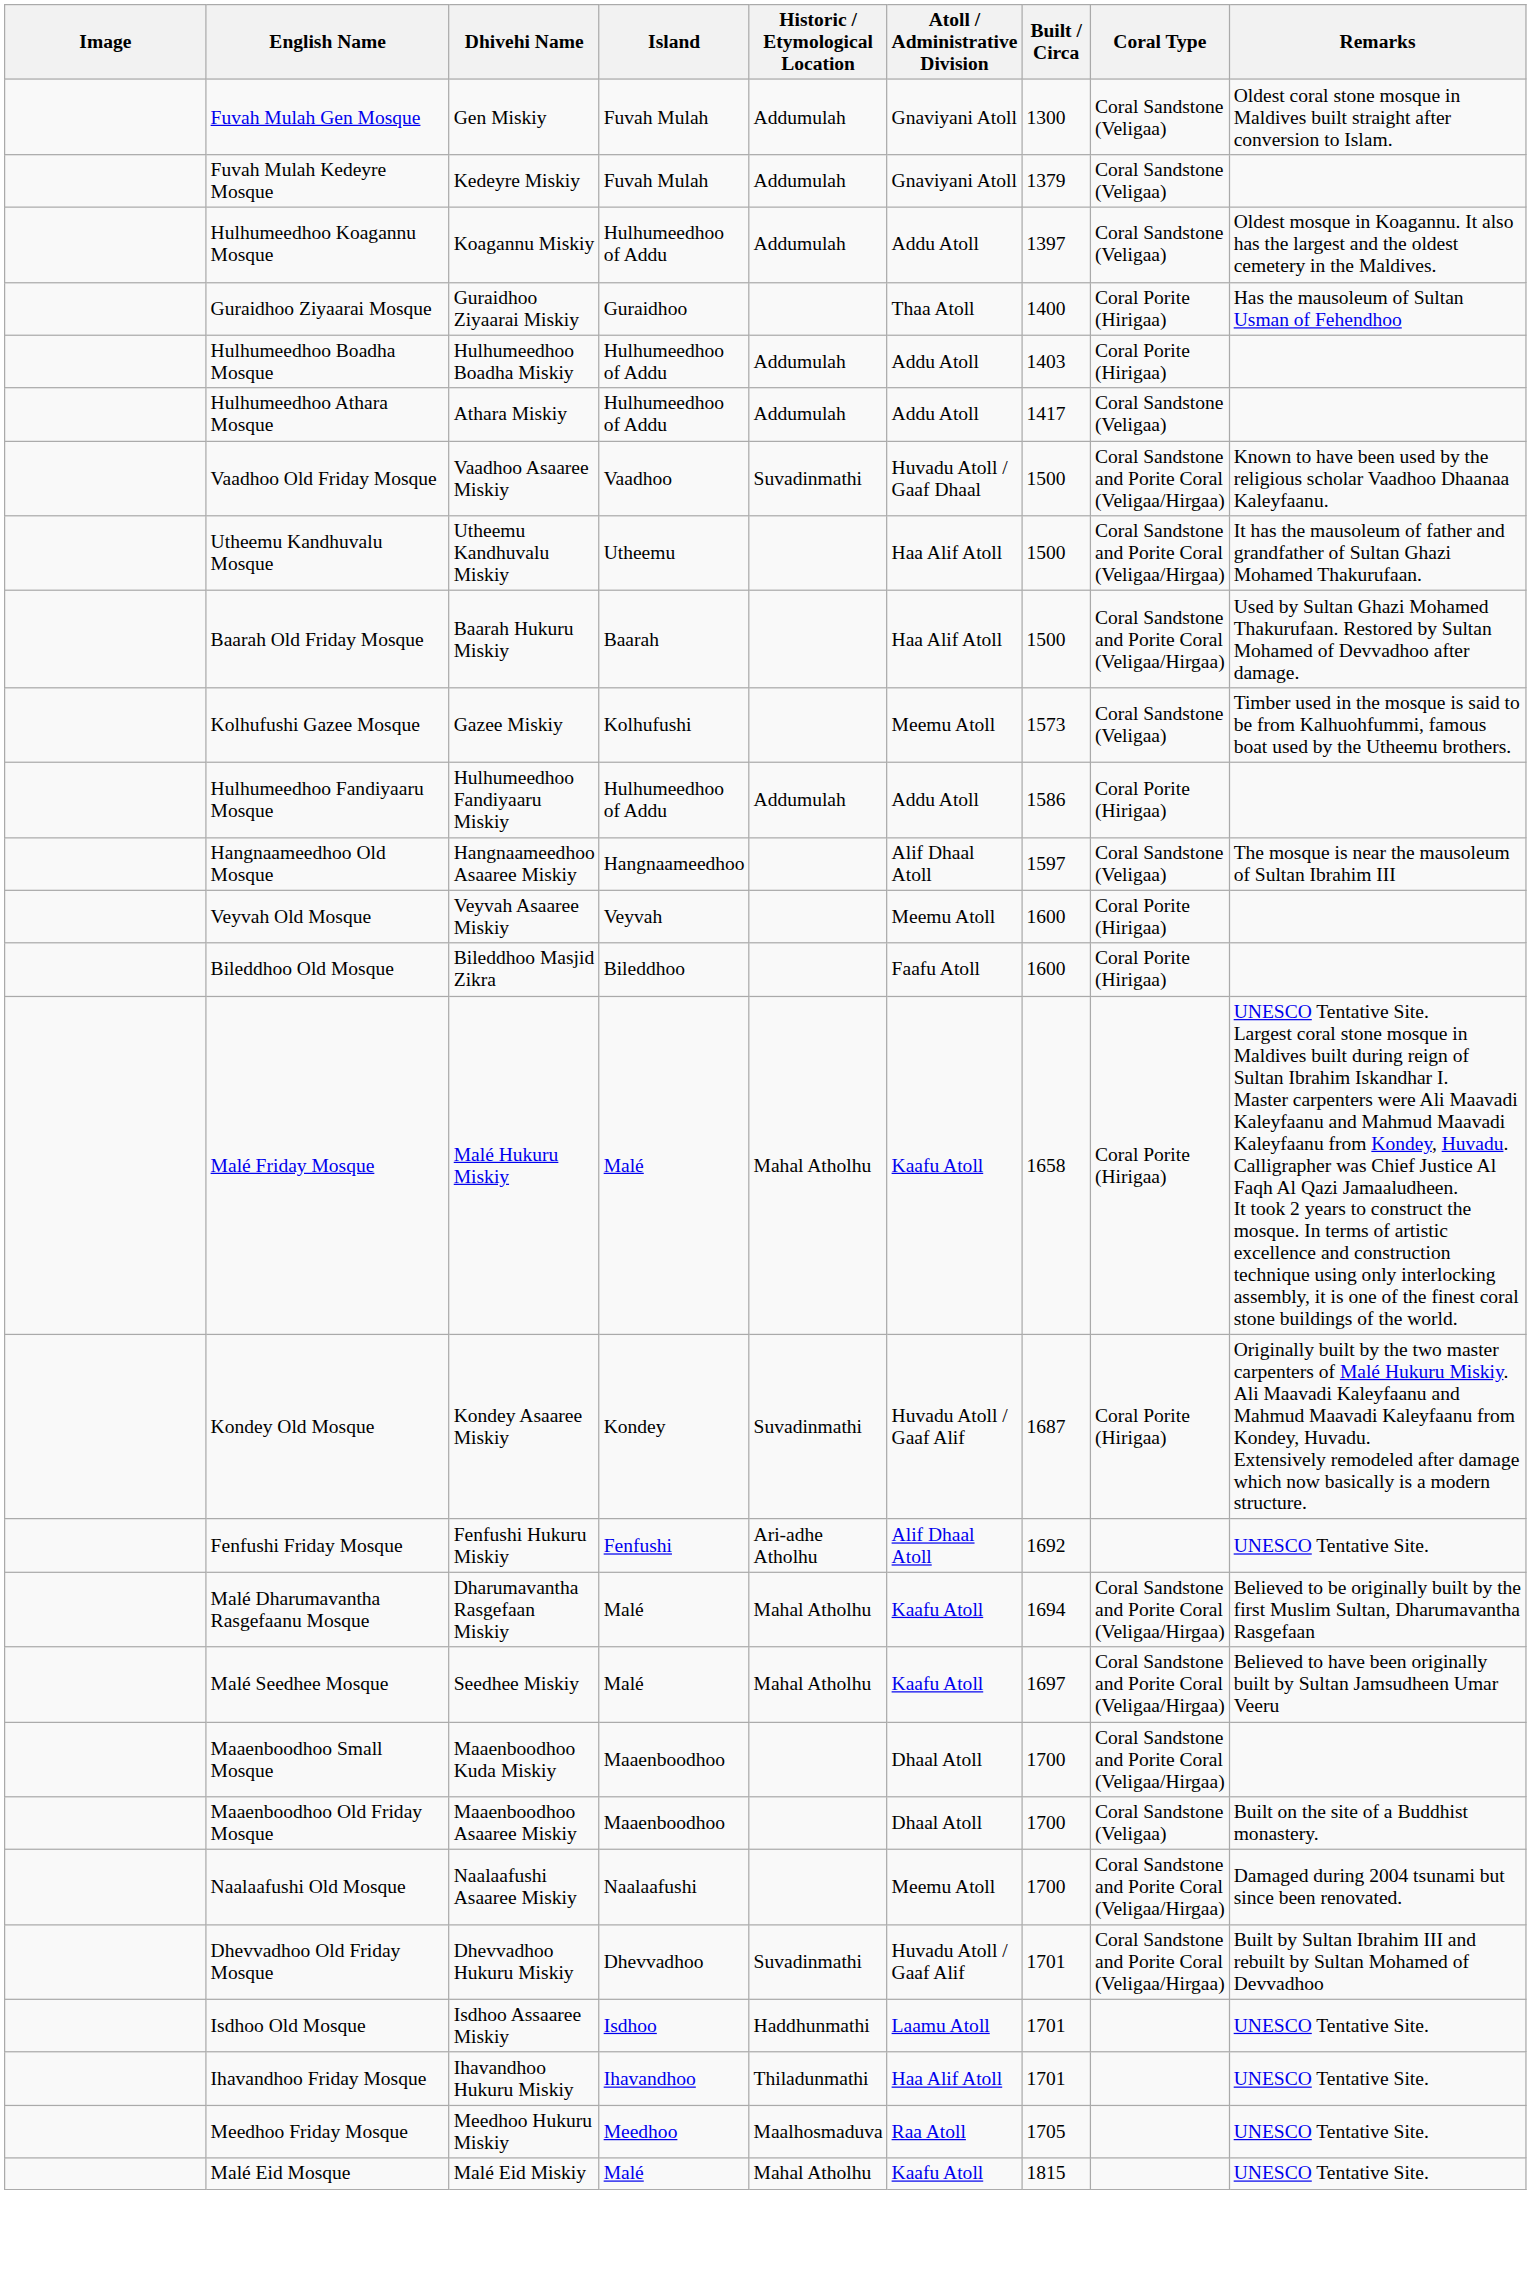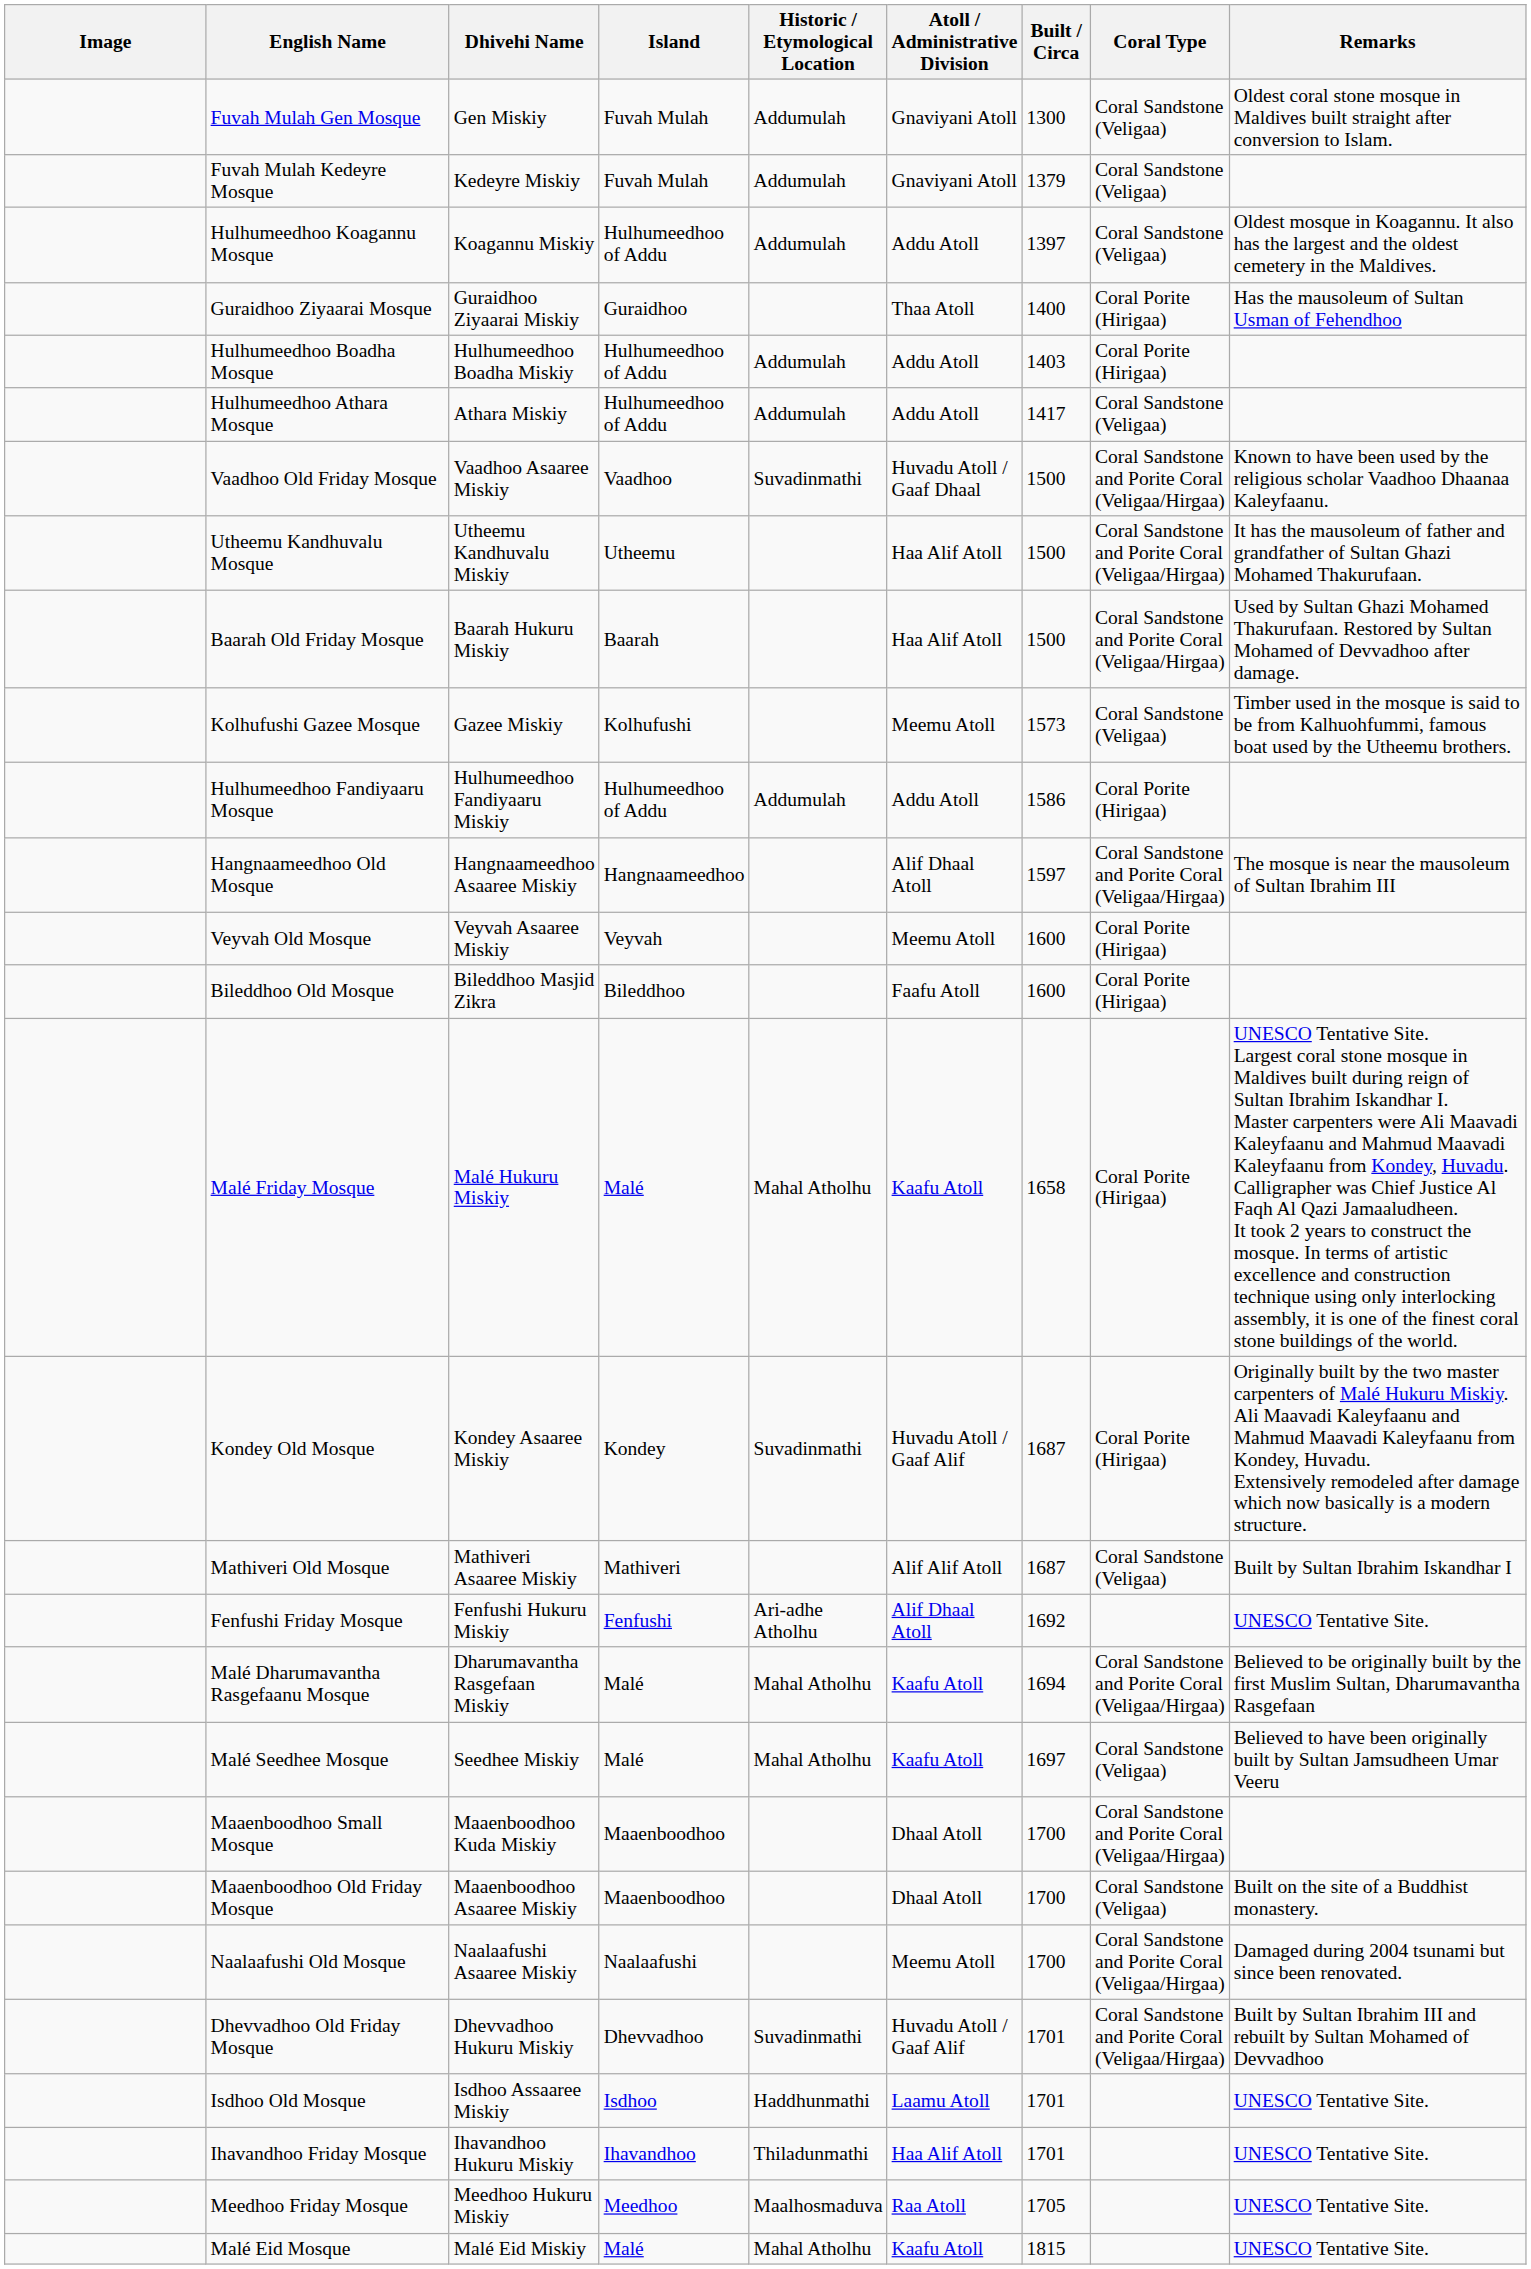(1159, 863) Coral Sandstone (Veligaa) -> (1160, 874) Coral Sandstone and Porite Coral (Veligaa/Hirgaa)
+ row: (300, 1567)
(1160, 1684) Coral Sandstone and Porite Coral (Veligaa/Hirgaa) -> (1159, 1759) Coral Sandstone (Veligaa)
